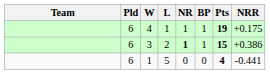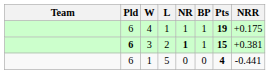(131, 45) normal -> (131, 45) bold
(248, 45) +0.386 -> (248, 45) +0.381
